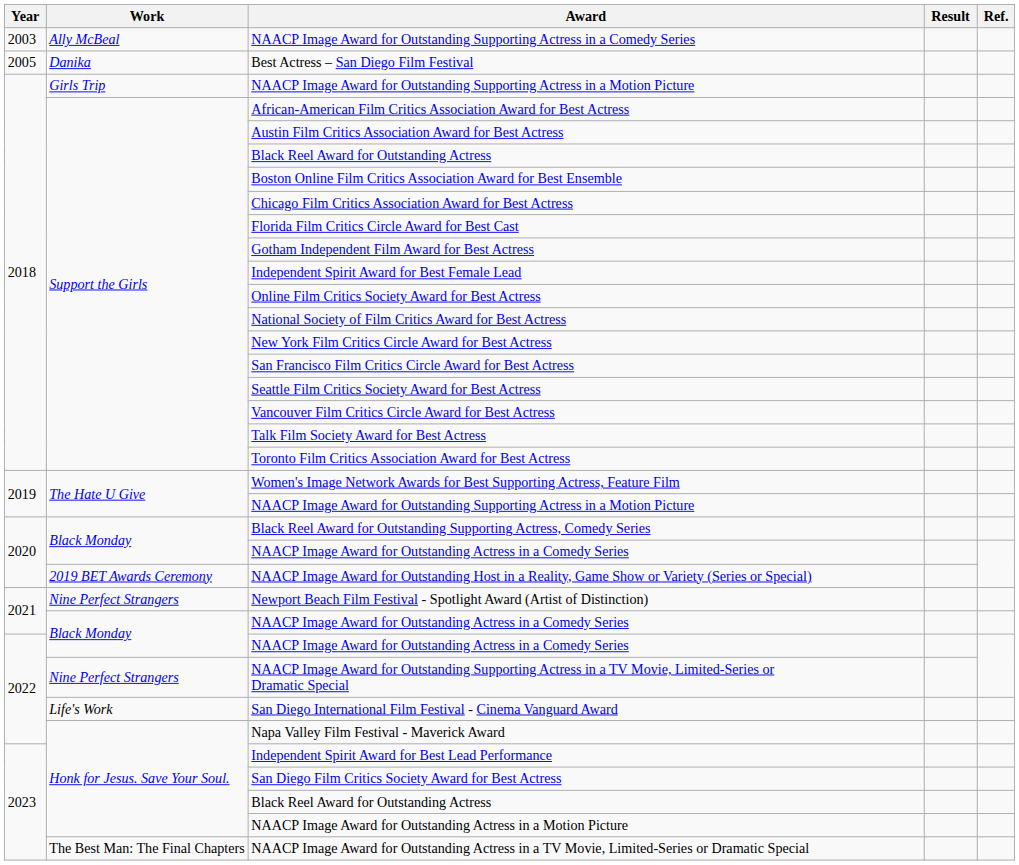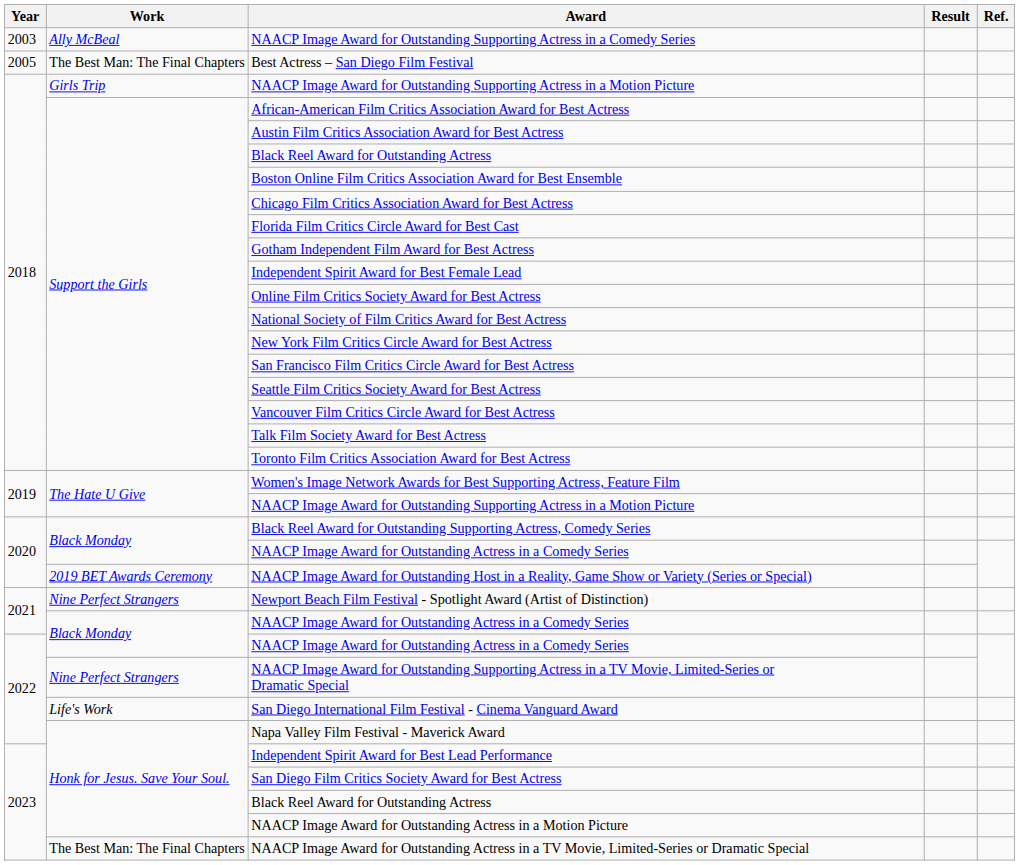(70, 62) Danika -> (147, 62) The Best Man: The Final Chapters
